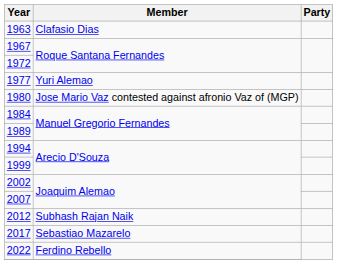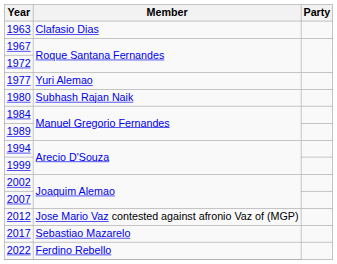(167, 98) Jose Mario Vaz contested against afronio Vaz of (MGP) -> (84, 98) Subhash Rajan Naik
(84, 217) Subhash Rajan Naik -> (167, 217) Jose Mario Vaz contested against afronio Vaz of (MGP)
